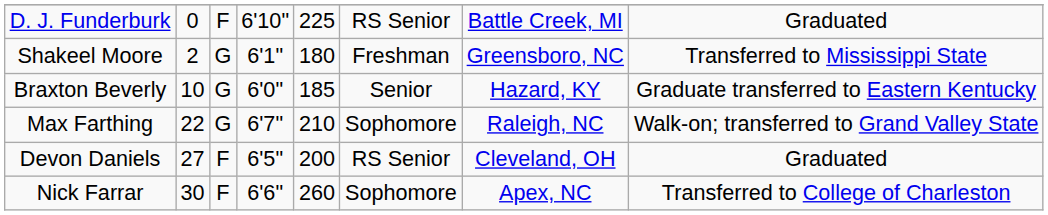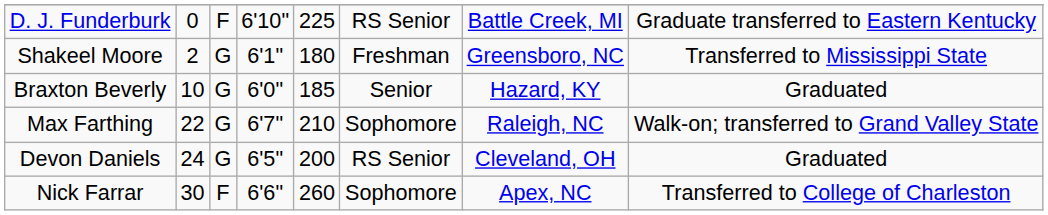(836, 21) Graduated -> (836, 21) Graduate transferred to Eastern Kentucky
(836, 90) Graduate transferred to Eastern Kentucky -> (836, 90) Graduated
(192, 158) 27 -> (192, 158) 24
(223, 158) F -> (223, 158) G
